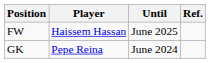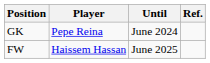rows swapped: (15, 49) <-> (15, 31)
